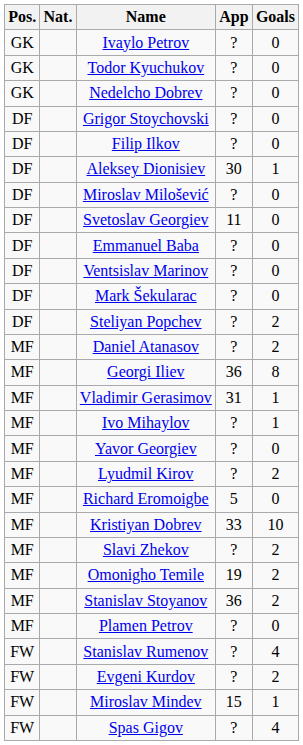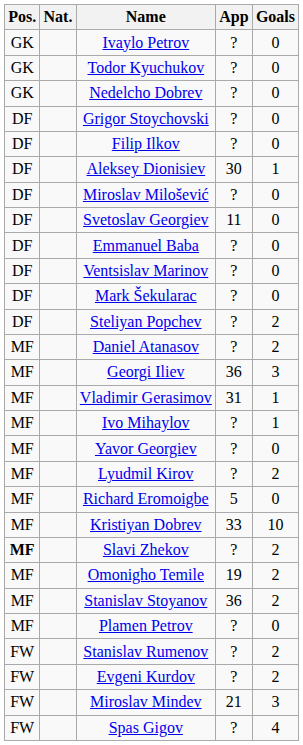(275, 372) 8 -> (275, 372) 3
(22, 550) normal -> (22, 550) bold
(275, 651) 4 -> (275, 651) 2
(234, 702) 15 -> (234, 702) 21
(275, 702) 1 -> (275, 702) 3
